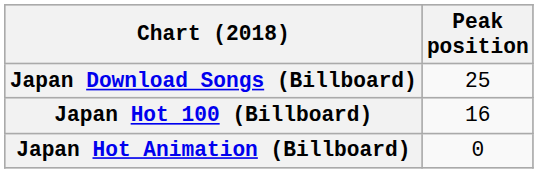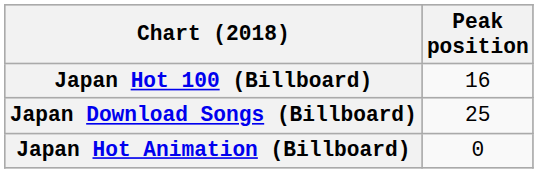rows swapped: (213, 81) <-> (213, 116)
